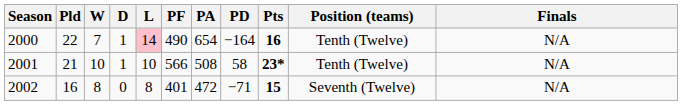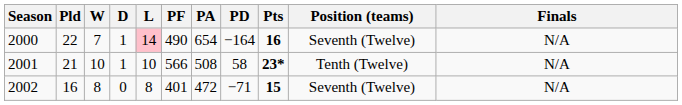(362, 40) Tenth (Twelve) -> (362, 40) Seventh (Twelve)
